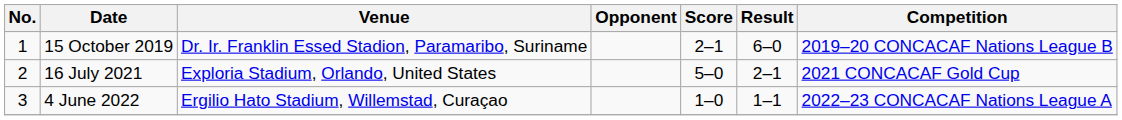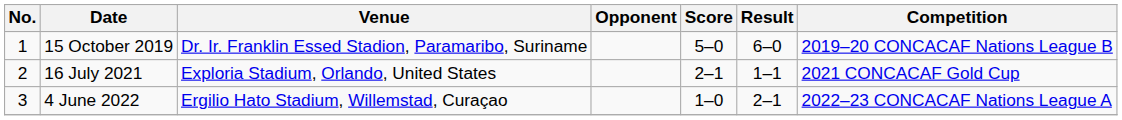(709, 45) 2–1 -> (709, 45) 5–0
(709, 73) 5–0 -> (709, 73) 2–1
(767, 73) 2–1 -> (767, 73) 1–1
(767, 100) 1–1 -> (767, 100) 2–1
